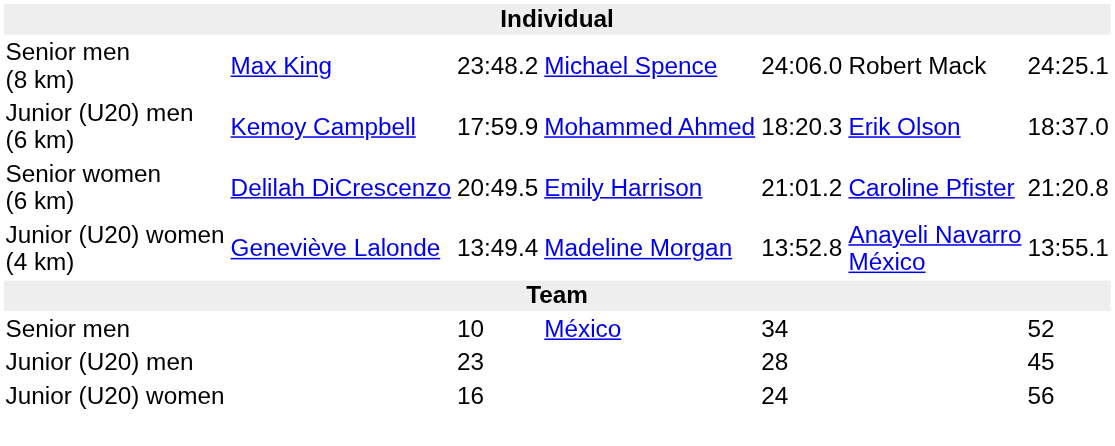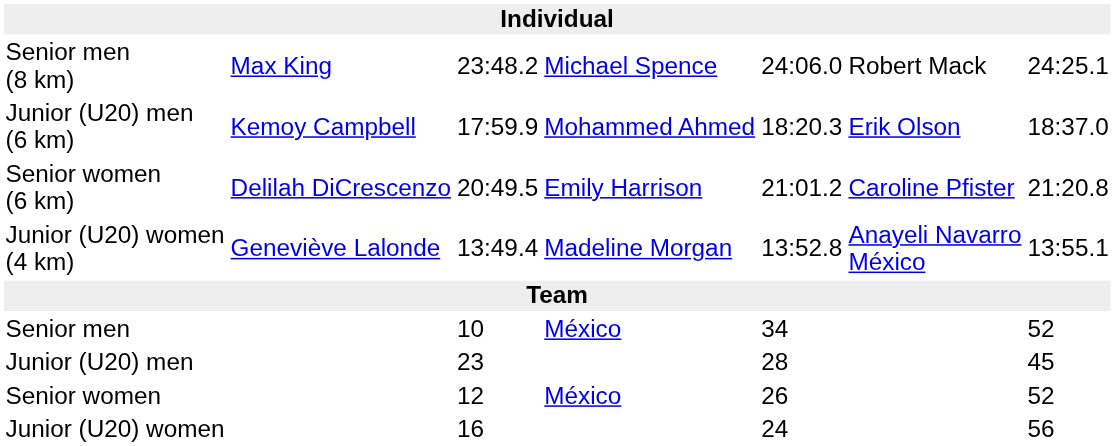+ row: (83, 395)
